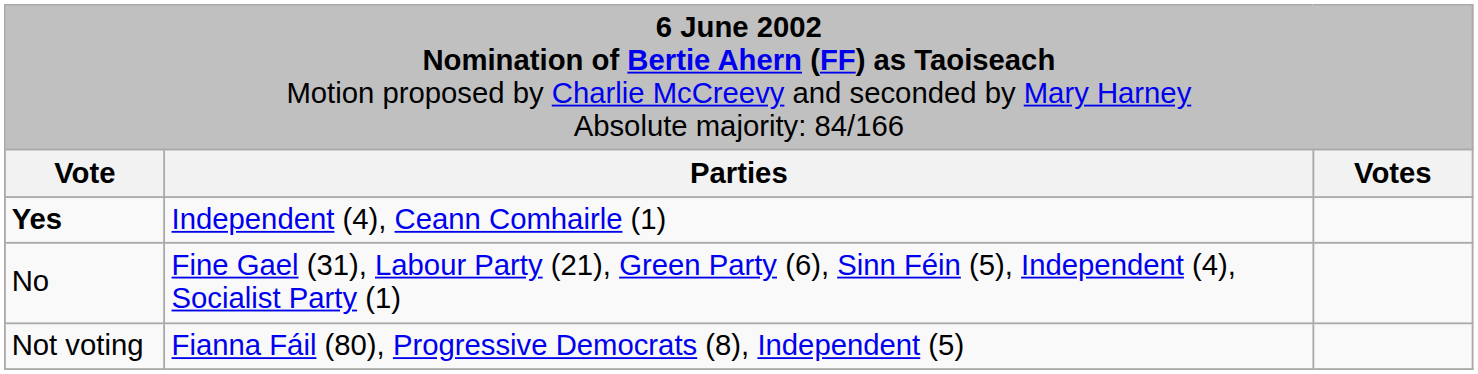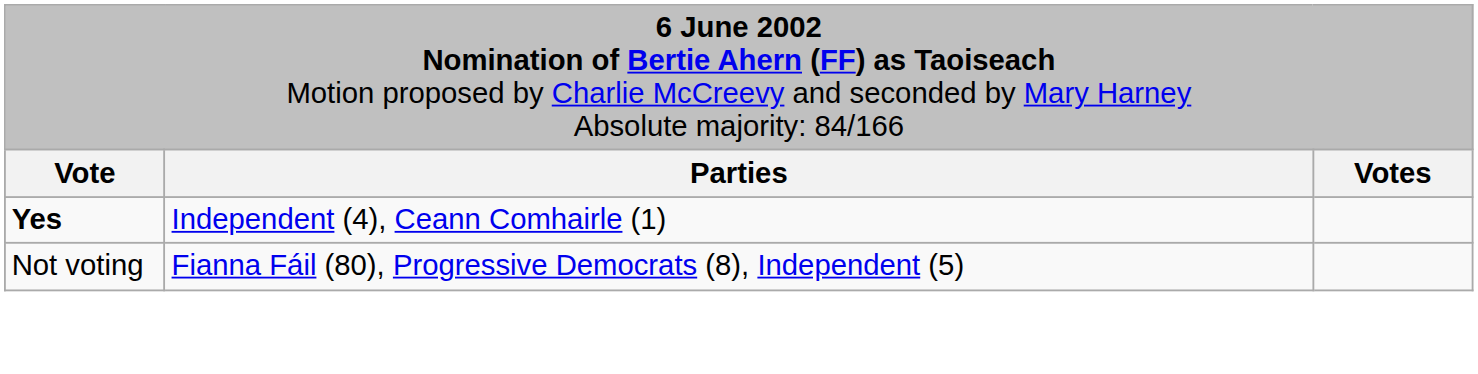- row: (30, 282)
